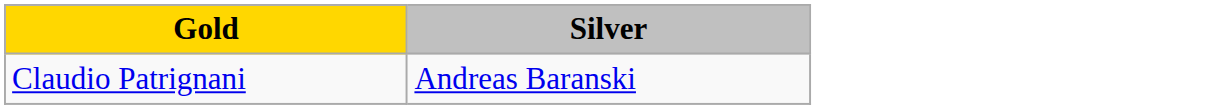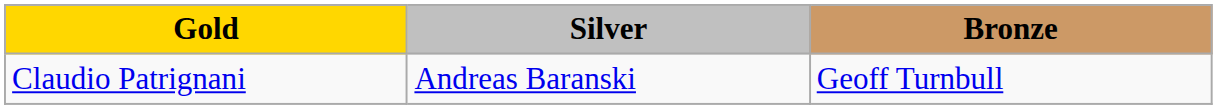+ column: (1011, 29)
